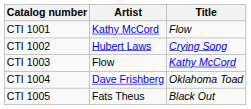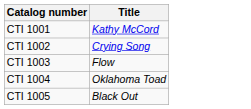- column: (128, 12)
(180, 29) Flow -> (125, 29) Kathy McCord
(203, 63) Kathy McCord -> (103, 63) Flow
